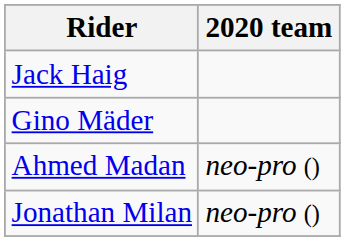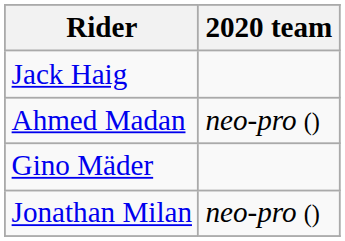rows swapped: (99, 166) <-> (82, 119)
